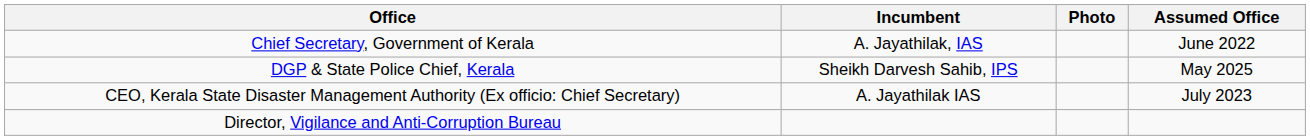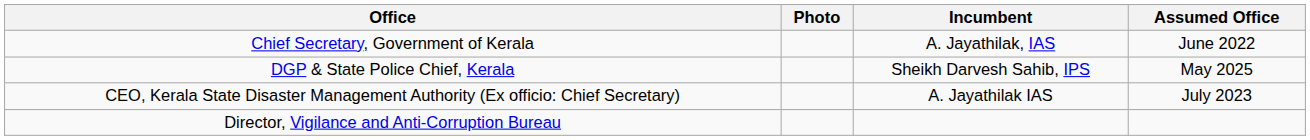columns swapped: (918, 17) <-> (1092, 17)
